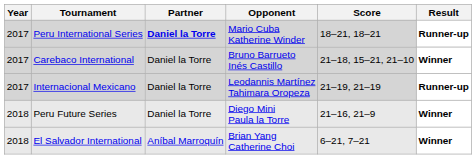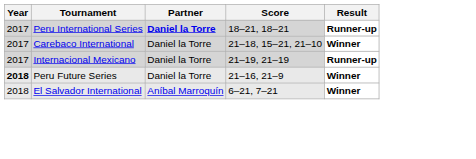- column: (272, 13)
(18, 114) normal -> (18, 75) bold
